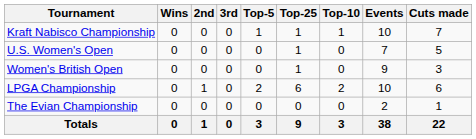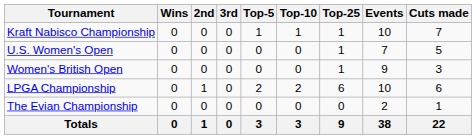columns swapped: (341, 13) <-> (298, 13)
